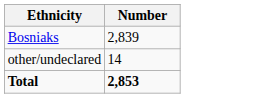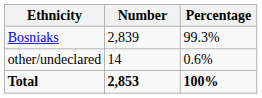+ column: (218, 15)
